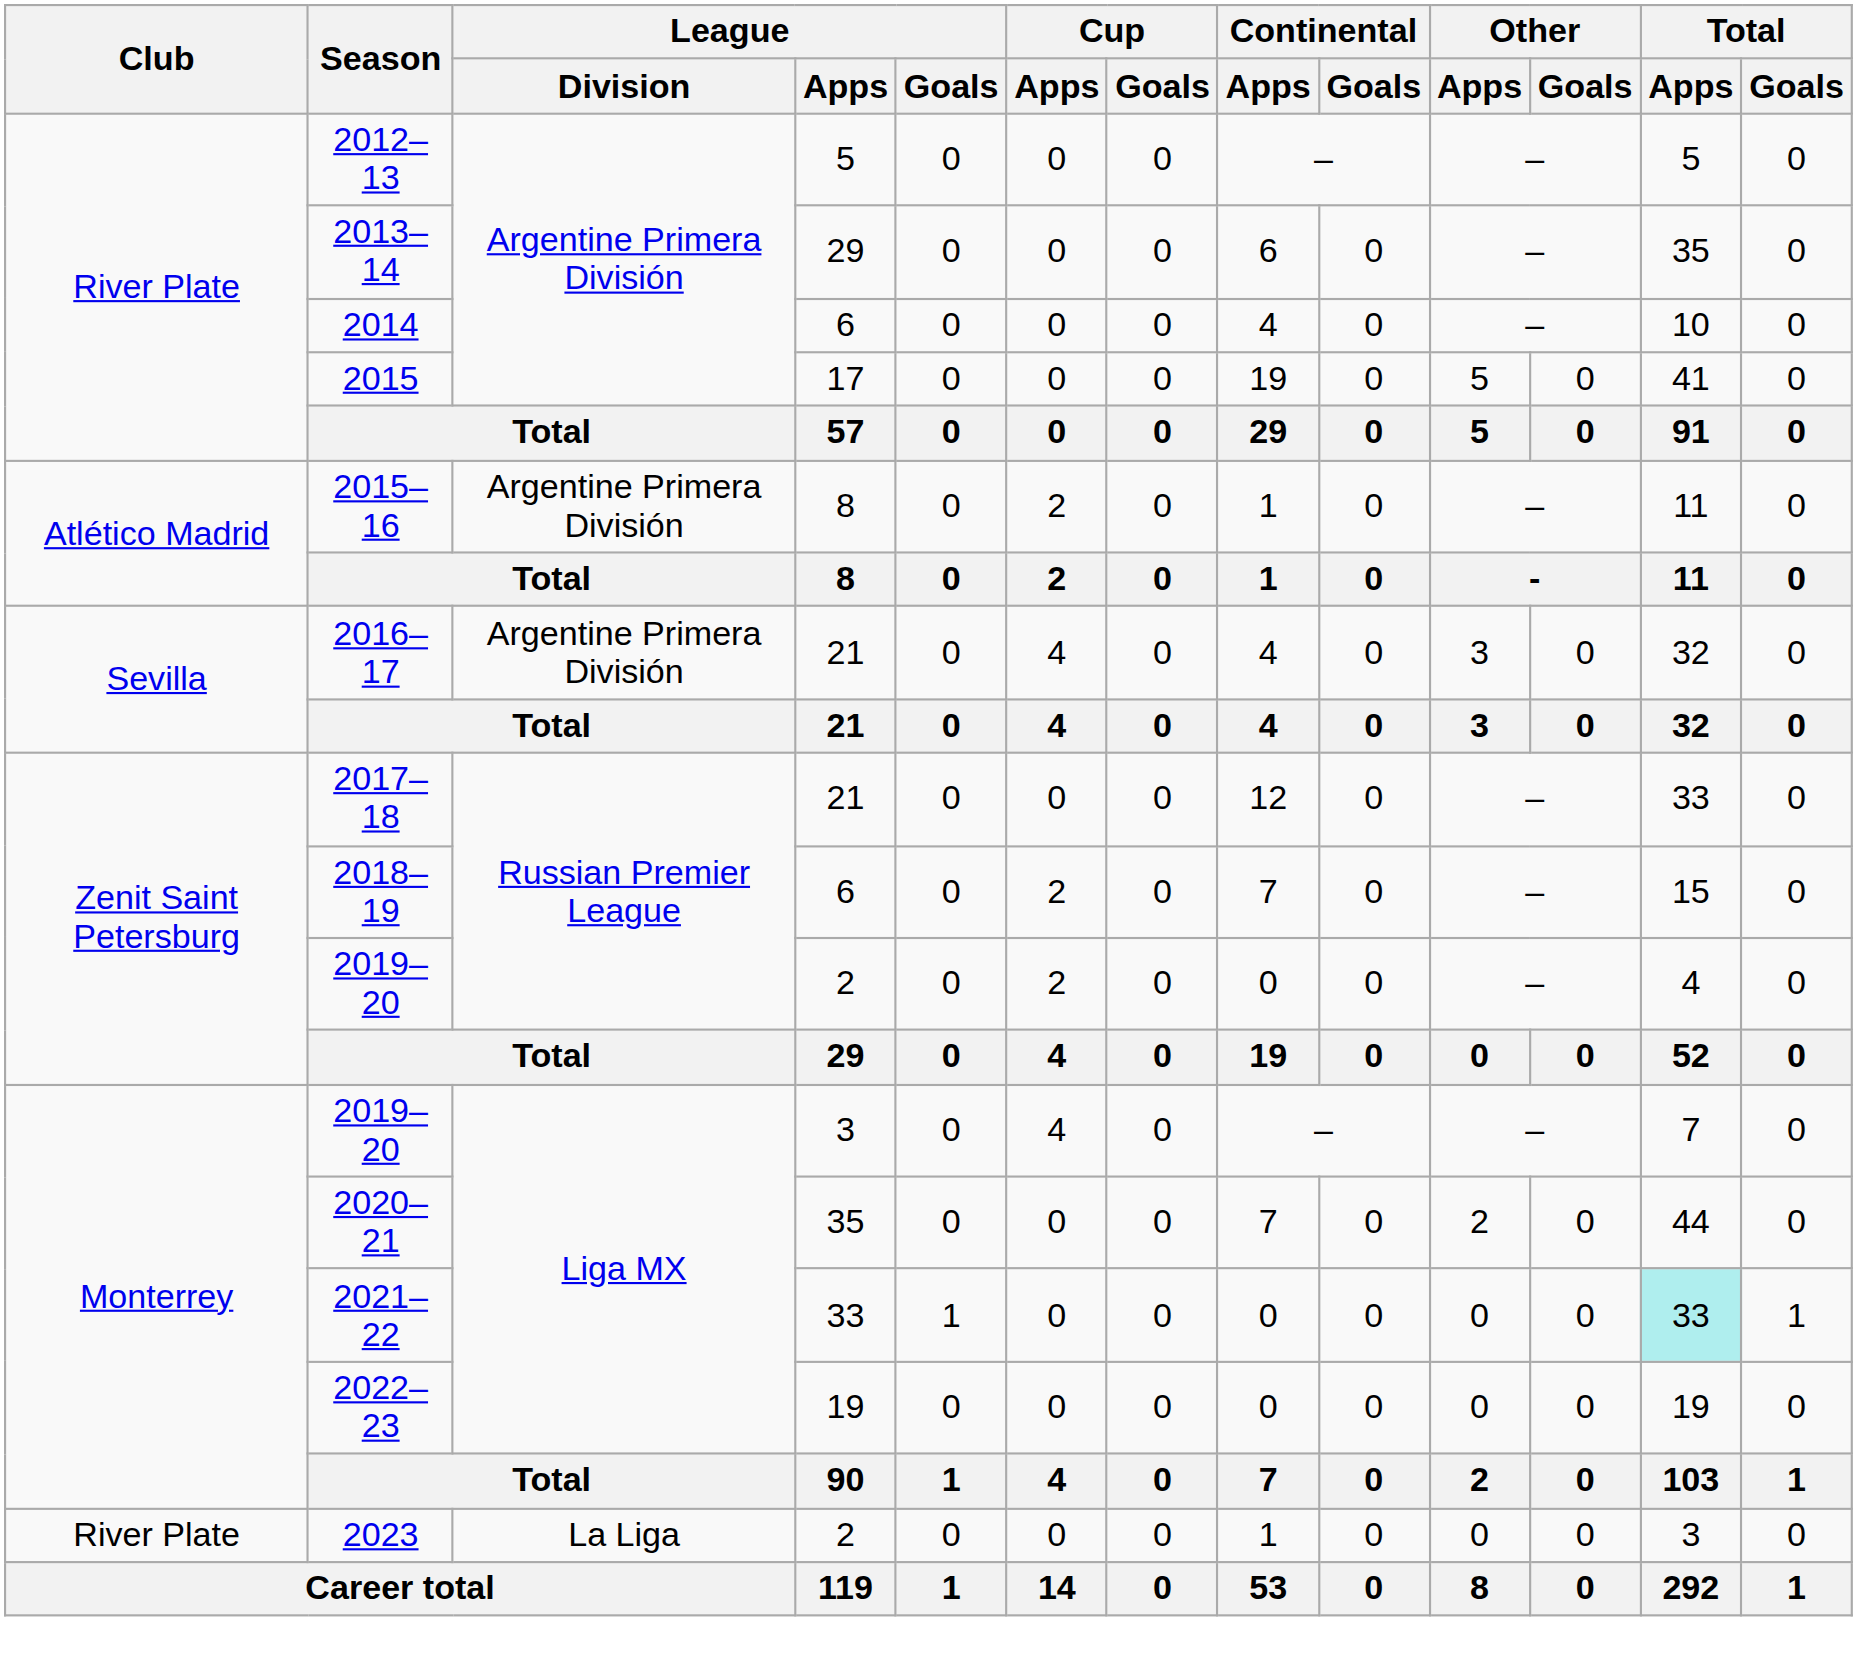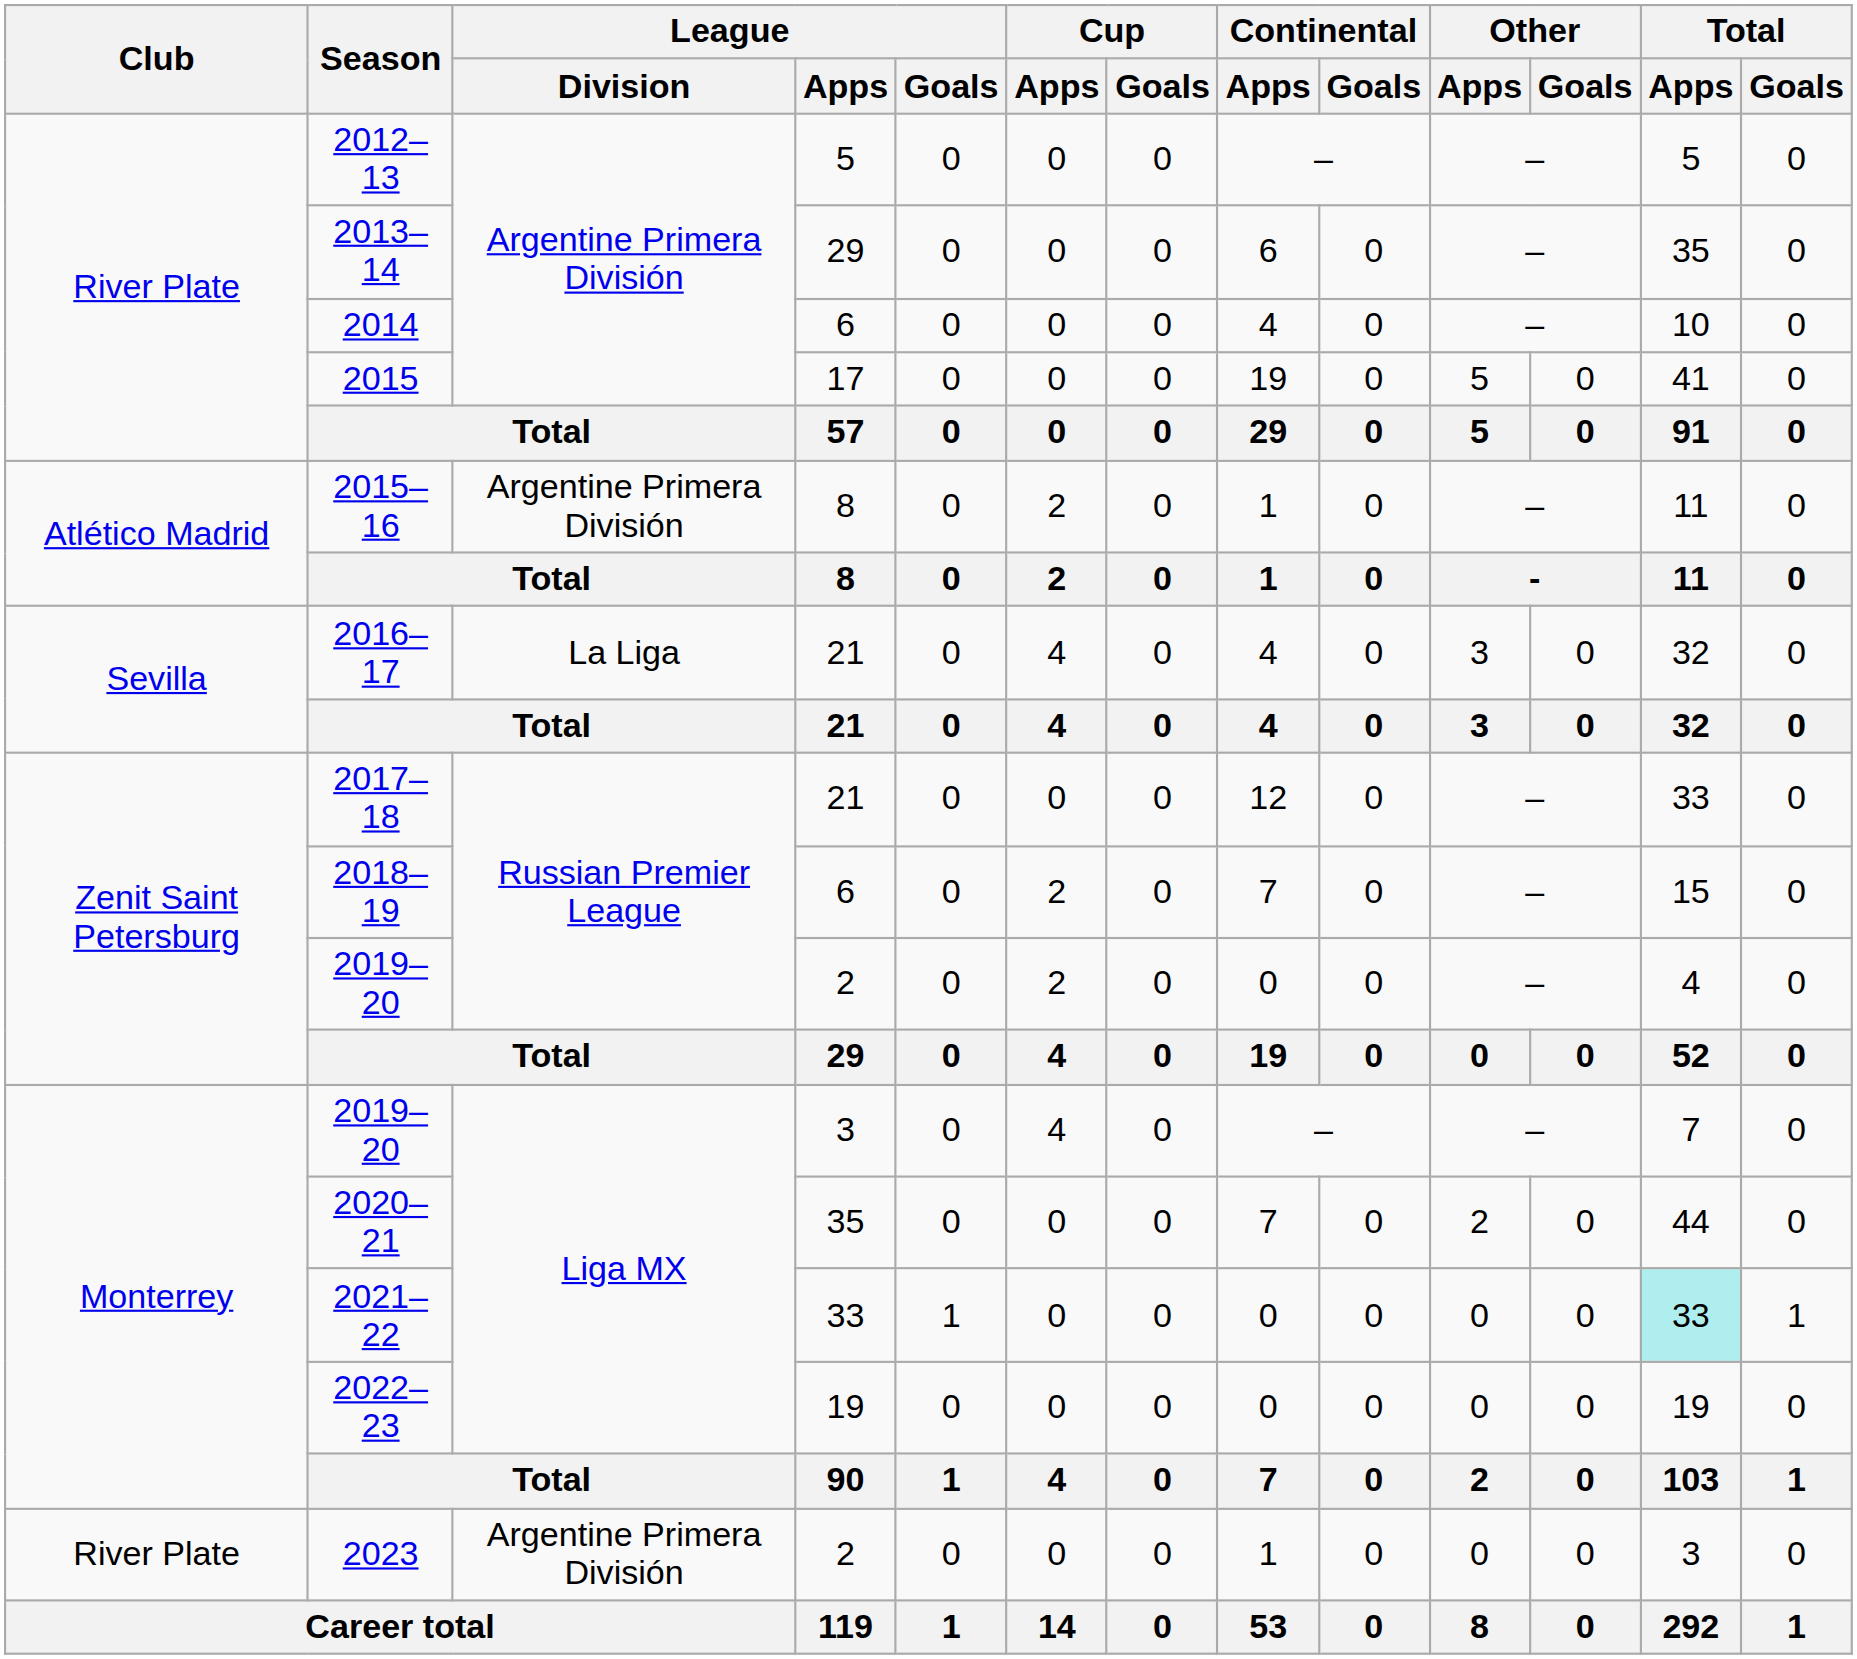(624, 652) Argentine Primera División -> (624, 652) La Liga
(624, 1534) La Liga -> (624, 1553) Argentine Primera División
